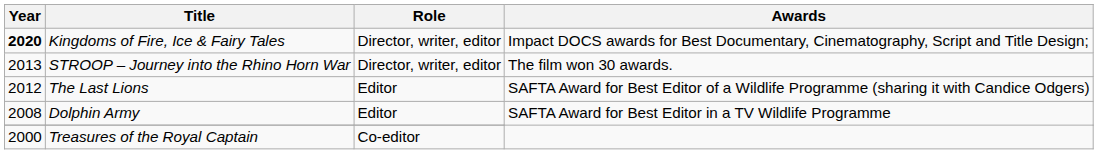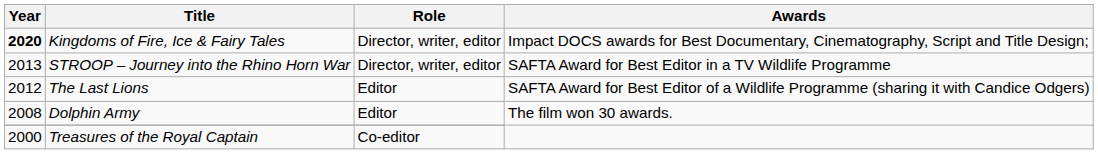(590, 64) The film won 30 awards. -> (699, 64) SAFTA Award for Best Editor in a TV Wildlife Programme
(699, 112) SAFTA Award for Best Editor in a TV Wildlife Programme -> (590, 112) The film won 30 awards.
